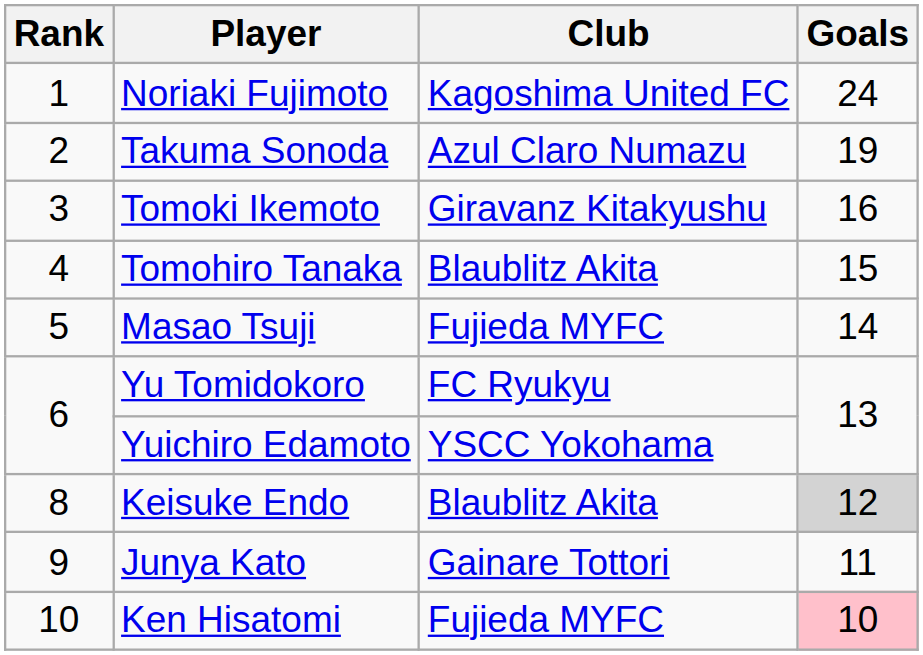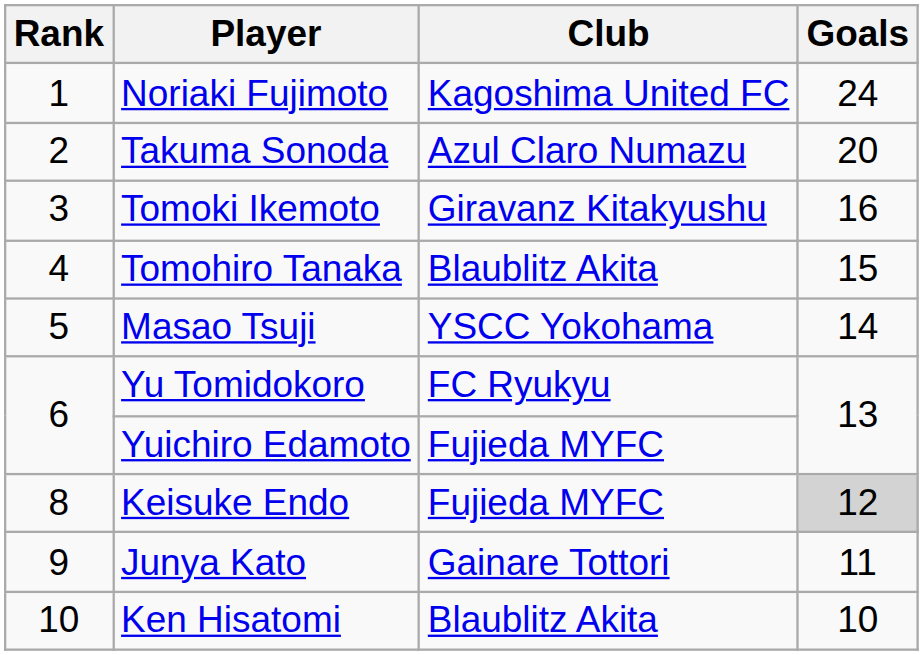(858, 151) 19 -> (858, 151) 20
(546, 326) Fujieda MYFC -> (571, 326) YSCC Yokohama
(571, 444) YSCC Yokohama -> (546, 444) Fujieda MYFC
(543, 502) Blaublitz Akita -> (546, 502) Fujieda MYFC
(546, 619) Fujieda MYFC -> (543, 619) Blaublitz Akita
(858, 619) pink background -> (858, 619) no background
